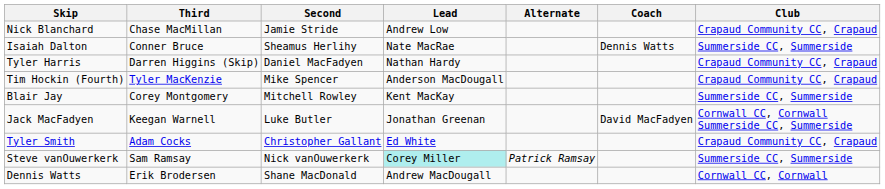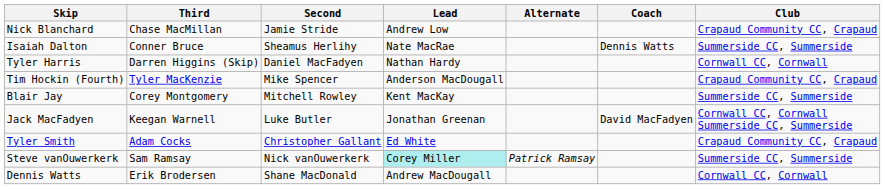(787, 63) Crapaud Community CC, Crapaud -> (763, 63) Cornwall CC, Cornwall
